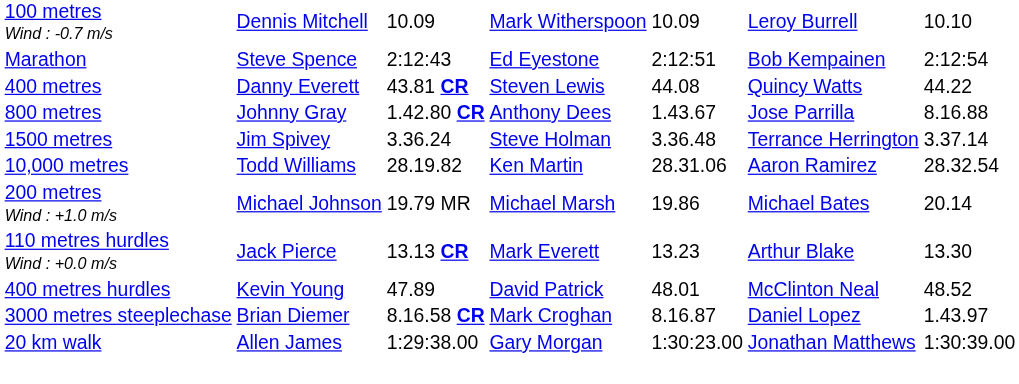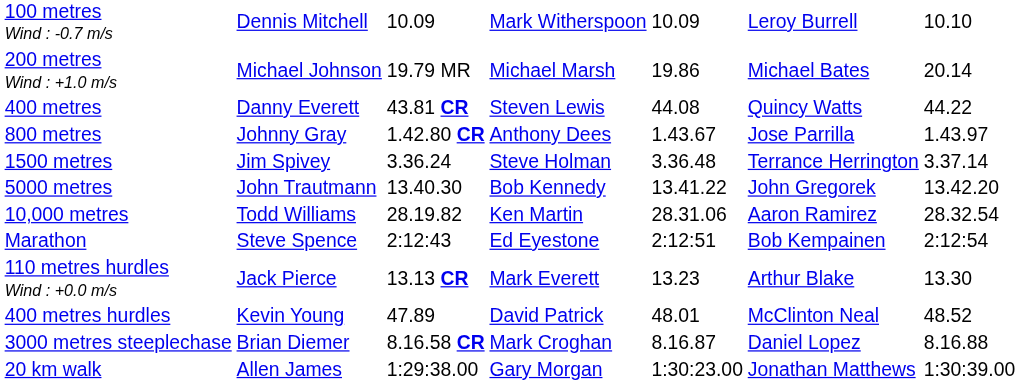rows swapped: (61, 203) <-> (46, 59)
(956, 113) 8.16.88 -> (956, 134) 1.43.97
+ row: (58, 188)
(956, 316) 1.43.97 -> (956, 342) 8.16.88
